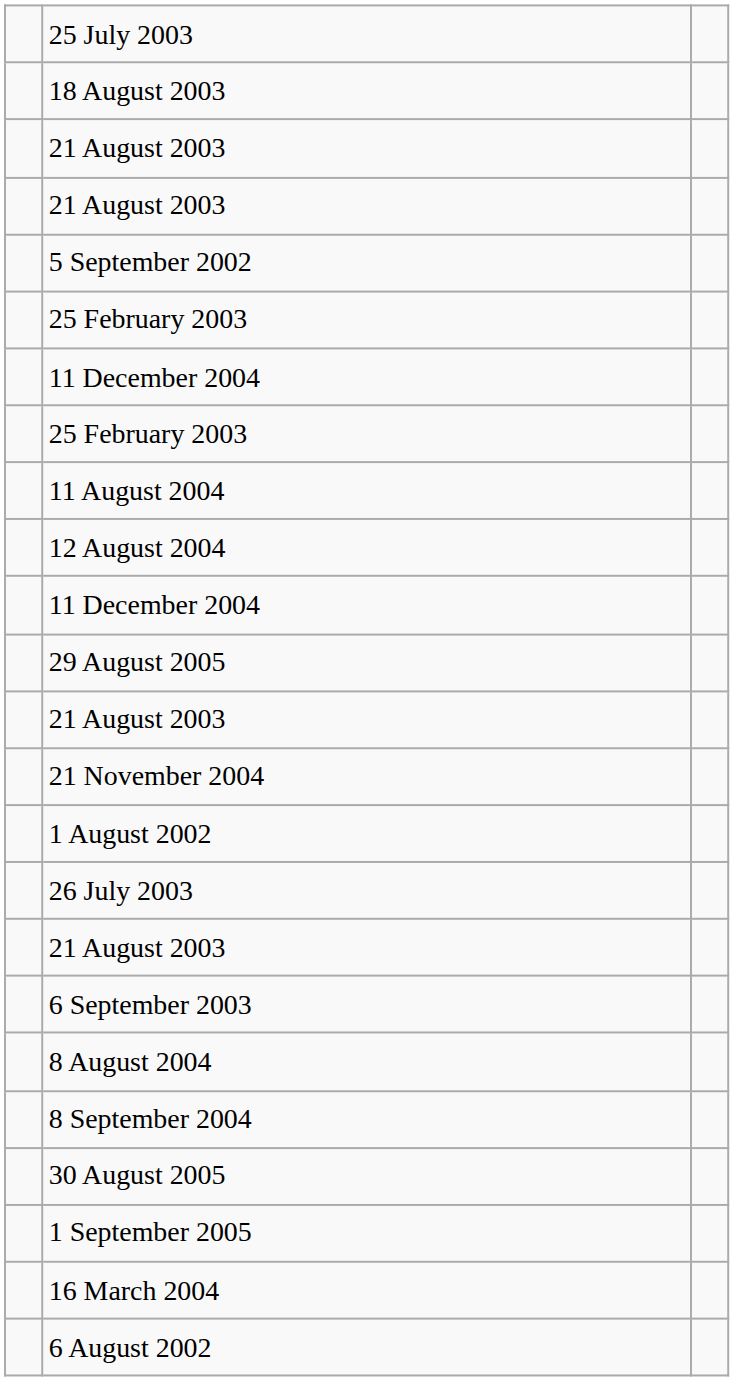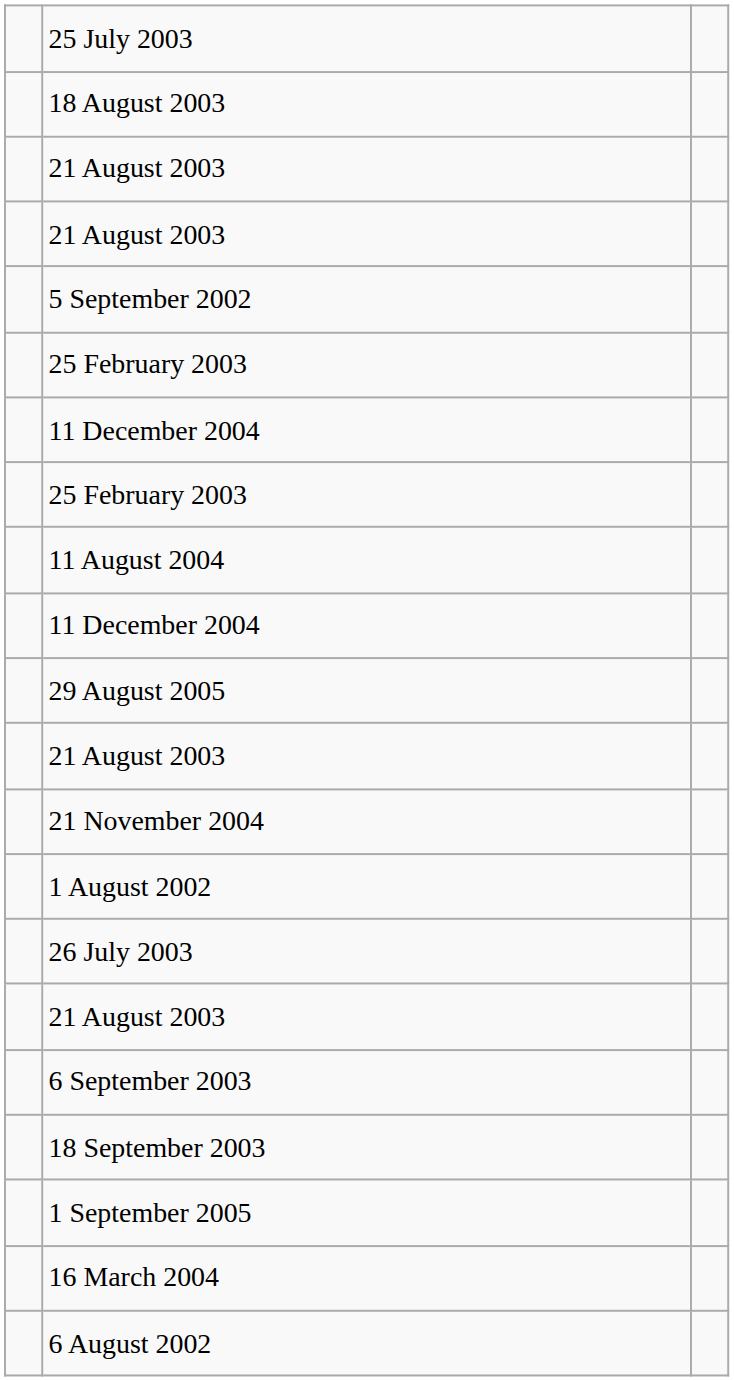- row: (24, 548)
+ row: (23, 1147)
- row: (24, 1062)
- row: (24, 1119)
- row: (24, 1176)
